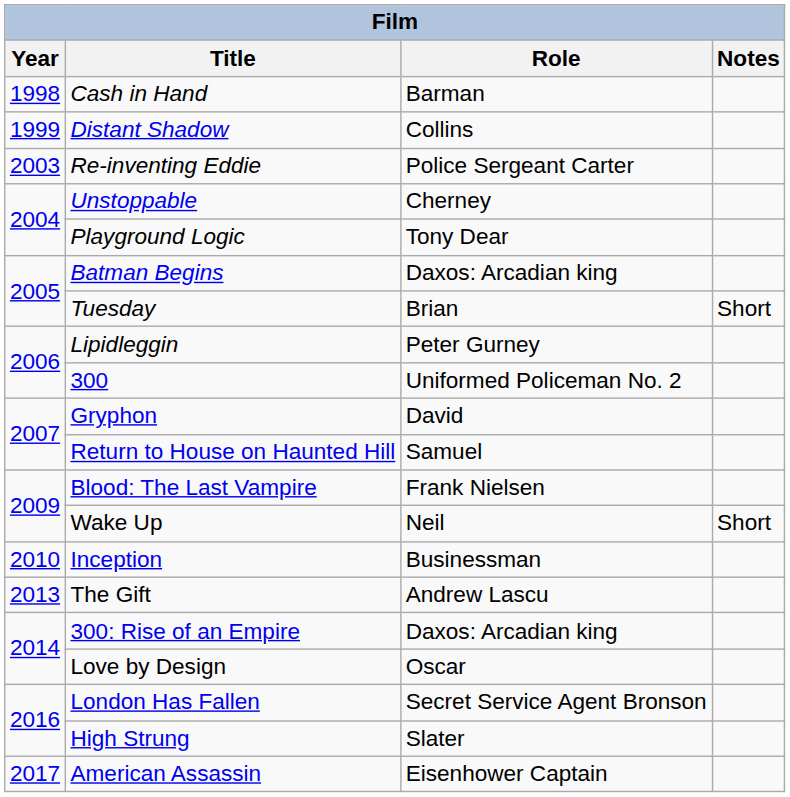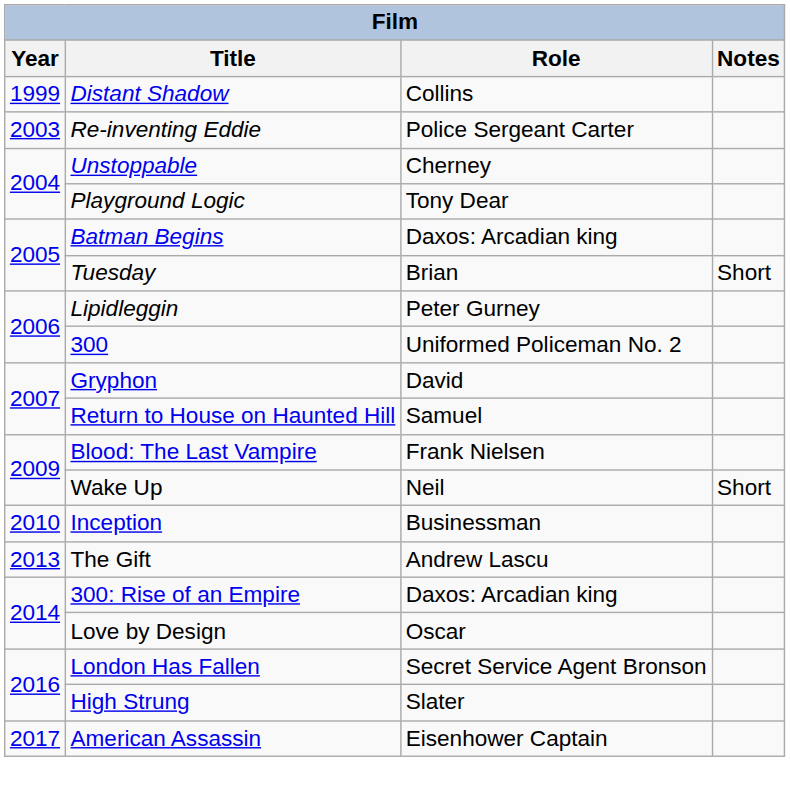- row: (139, 93)
